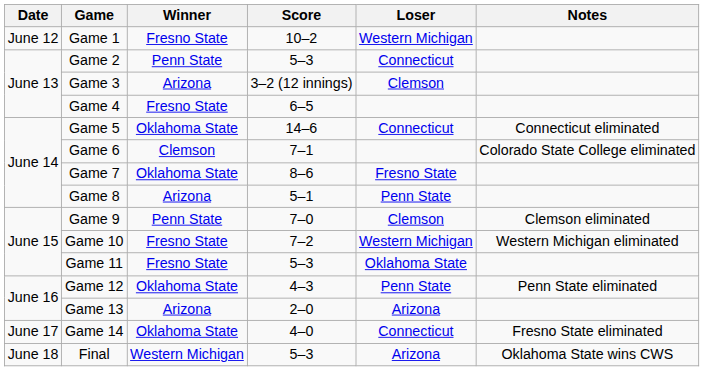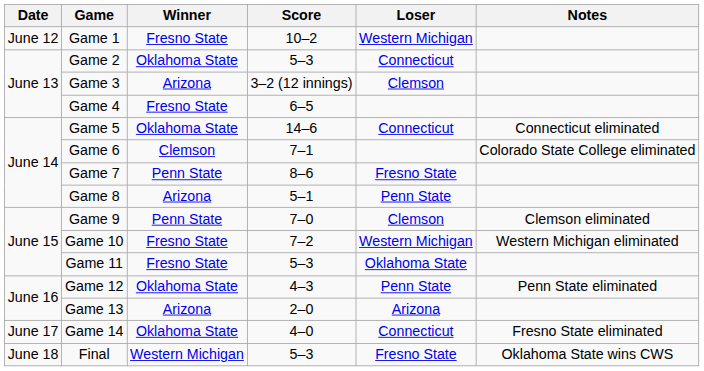(187, 60) Penn State -> (187, 60) Oklahoma State
(187, 173) Oklahoma State -> (187, 173) Penn State
(416, 354) Arizona -> (416, 354) Fresno State
